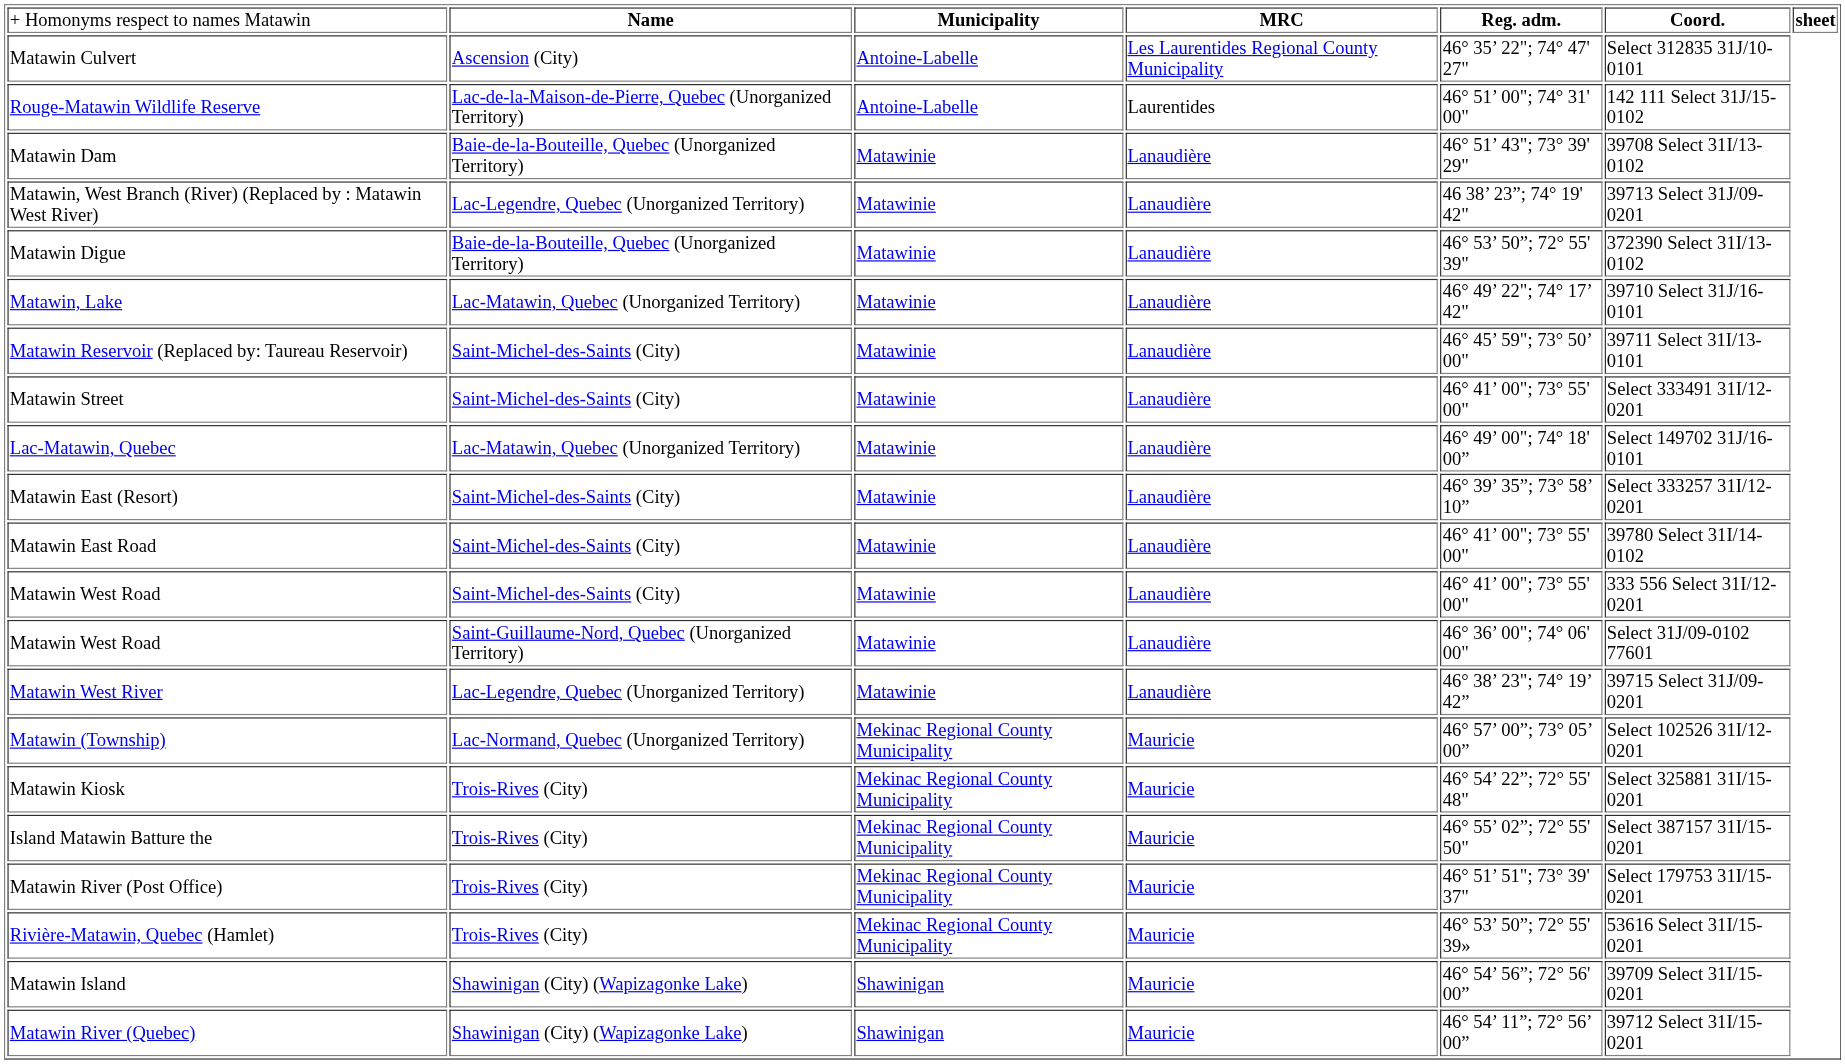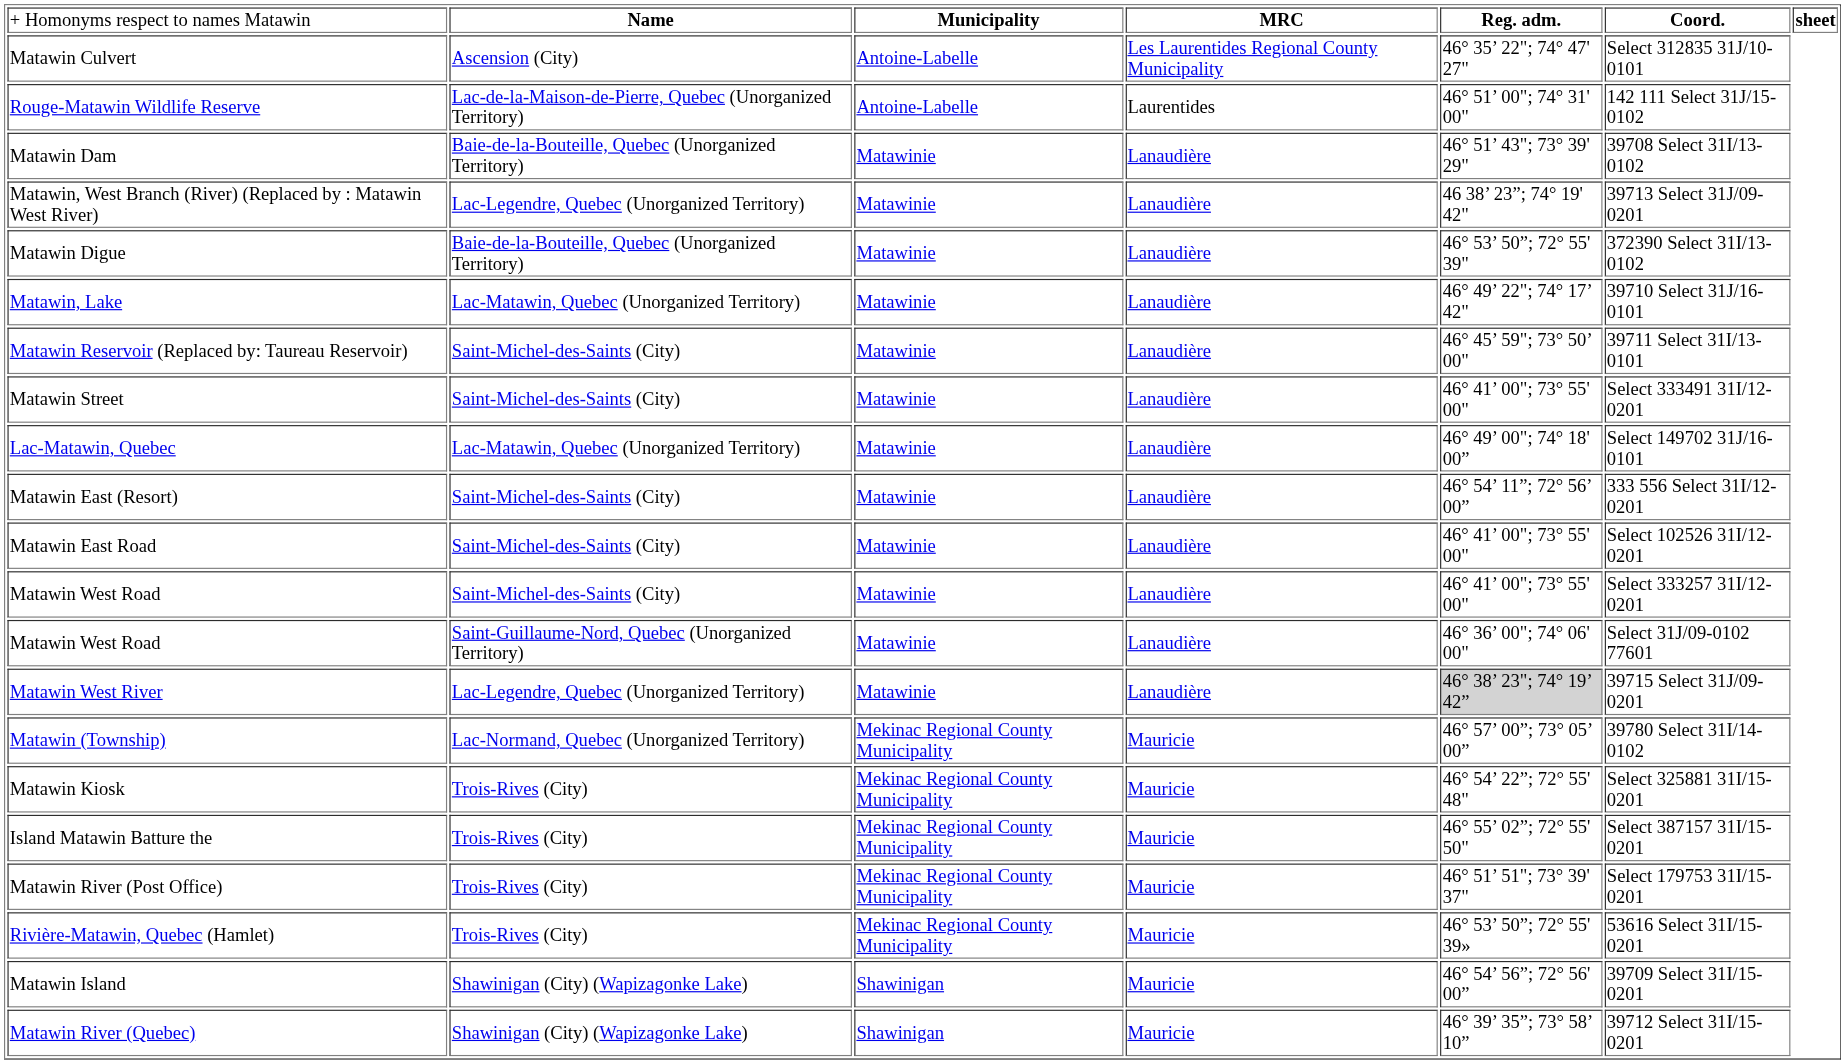(1518, 496) 46° 39’ 35”; 73° 58’ 10” -> (1518, 496) 46° 54’ 11”; 72° 56’ 00”
(1689, 496) Select 333257 31I/12-0201 -> (1692, 496) 333 556 Select 31I/12-0201
(1685, 545) 39780 Select 31I/14-0102 -> (1689, 545) Select 102526 31I/12-0201
(1692, 594) 333 556 Select 31I/12-0201 -> (1689, 594) Select 333257 31I/12-0201
(1518, 691) no background -> (1518, 691) lightgrey background
(1689, 740) Select 102526 31I/12-0201 -> (1685, 740) 39780 Select 31I/14-0102
(1518, 1032) 46° 54’ 11”; 72° 56’ 00” -> (1518, 1032) 46° 39’ 35”; 73° 58’ 10”
